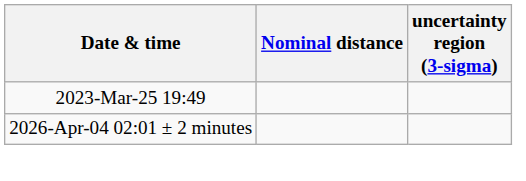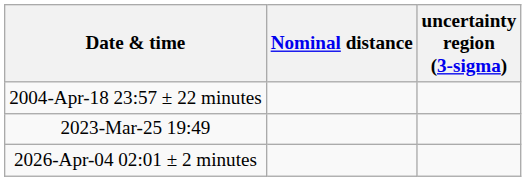+ row: (135, 97)
